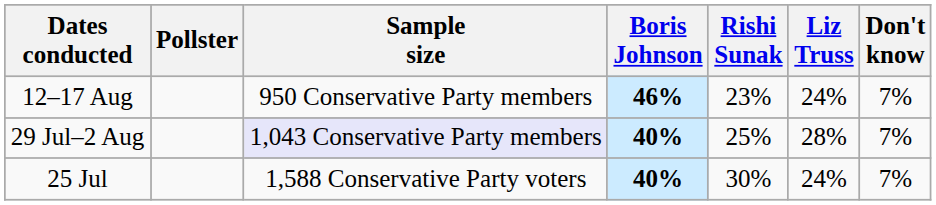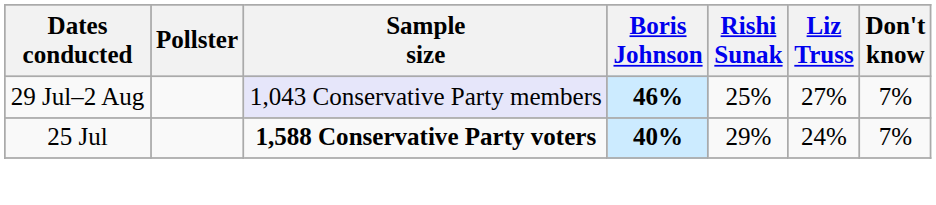- row: (78, 96)
(658, 137) 40% -> (658, 96) 46%
(824, 137) 28% -> (824, 96) 27%
(426, 179) normal -> (426, 137) bold
(748, 179) 30% -> (748, 137) 29%
